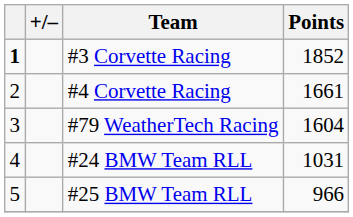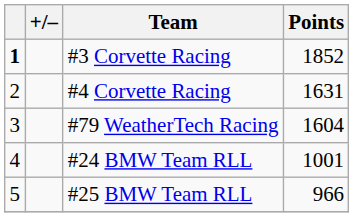(323, 91) 1661 -> (323, 91) 1631
(323, 160) 1031 -> (323, 160) 1001
